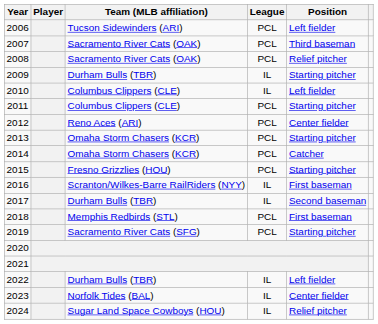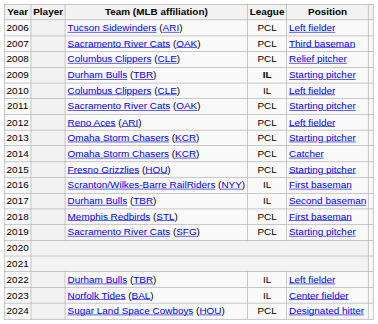(134, 59) Sacramento River Cats (OAK) -> (124, 59) Columbus Clippers (CLE)
(267, 75) normal -> (267, 75) bold
(124, 106) Columbus Clippers (CLE) -> (134, 106) Sacramento River Cats (OAK)
(319, 122) Center fielder -> (312, 122) Left fielder
(267, 311) IL -> (267, 311) PCL
(318, 311) Relief pitcher -> (326, 311) Designated hitter
